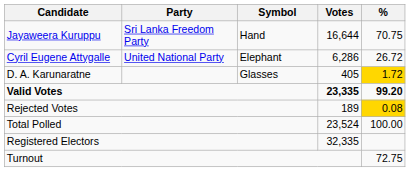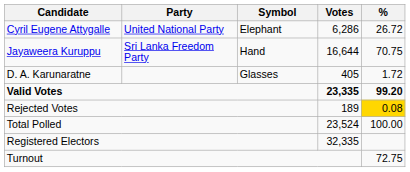rows swapped: (54, 35) <-> (58, 58)
(392, 74) gold background -> (392, 74) no background
